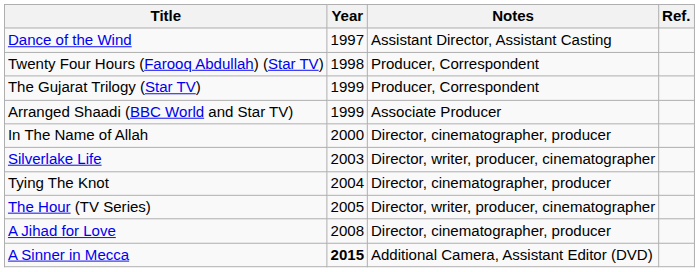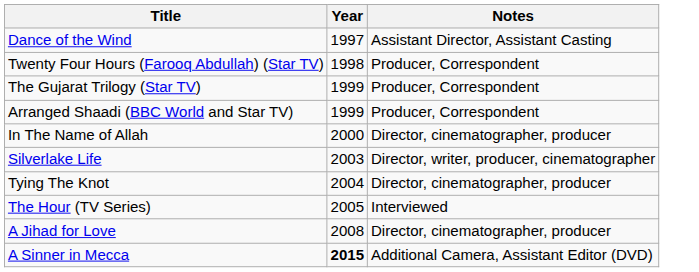- column: (676, 16)
(436, 111) Associate Producer -> (455, 111) Producer, Correspondent
(513, 207) Director, writer, producer, cinematographer -> (409, 207) Interviewed
